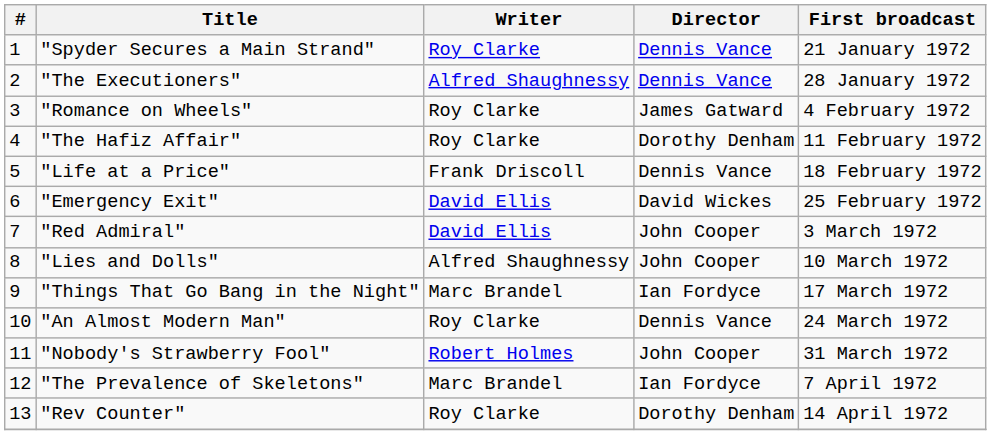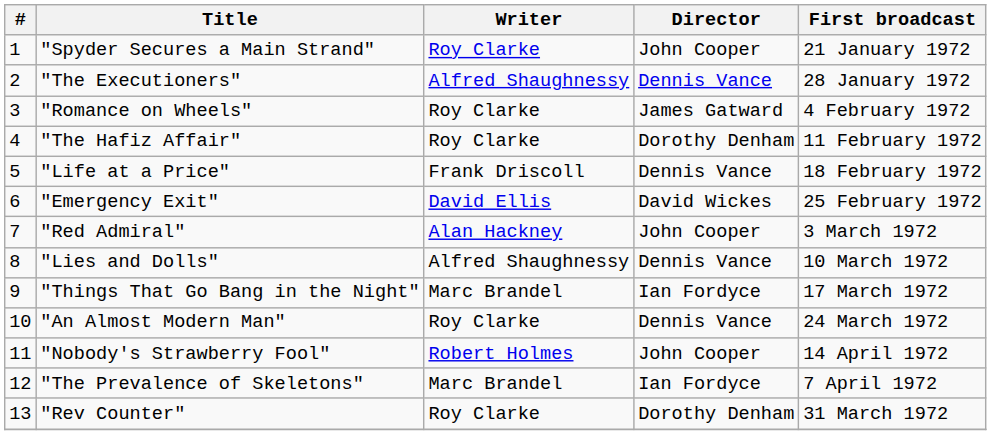(705, 50) Dennis Vance -> (700, 50) John Cooper
(490, 232) David Ellis -> (495, 232) Alan Hackney
(700, 262) John Cooper -> (705, 262) Dennis Vance
(876, 353) 31 March 1972 -> (876, 353) 14 April 1972
(876, 414) 14 April 1972 -> (876, 414) 31 March 1972
